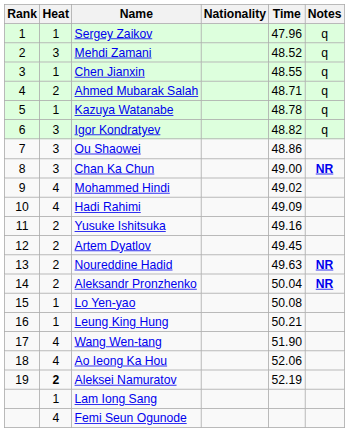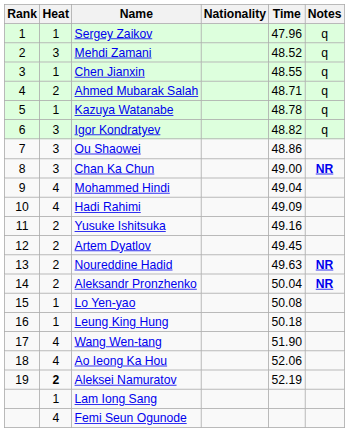(287, 187) 49.02 -> (287, 187) 49.04
(287, 322) 50.21 -> (287, 322) 50.18
